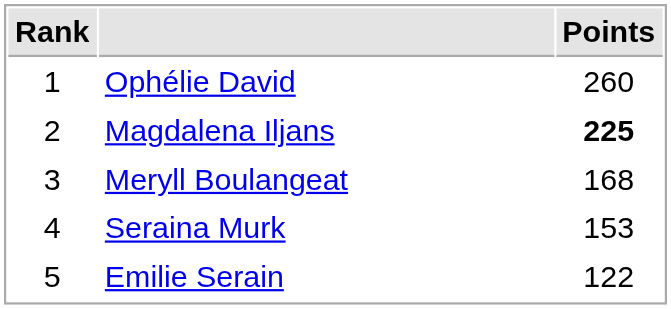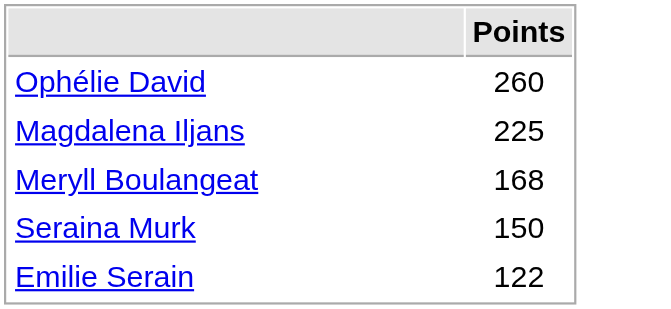- column: (52, 32)
(609, 131) bold -> (519, 131) normal
(609, 228) 153 -> (519, 228) 150
